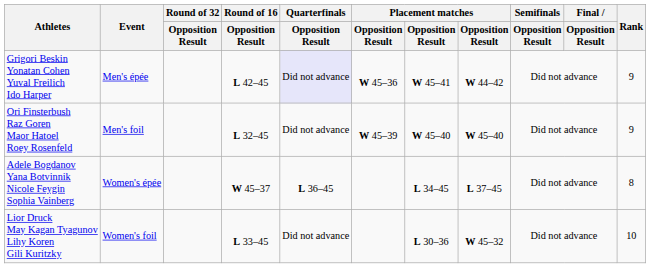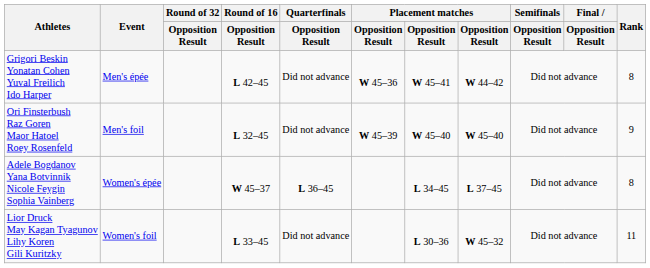(316, 77) lavender background -> (316, 77) no background
(631, 77) 9 -> (631, 77) 8
(631, 236) 10 -> (631, 236) 11
